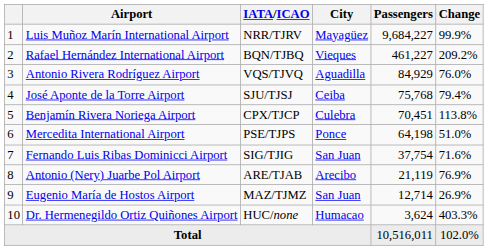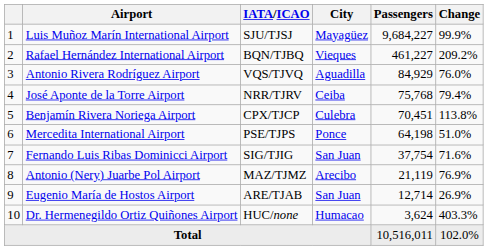(273, 34) NRR/TJRV -> (268, 34) SJU/TJSJ
(268, 94) SJU/TJSJ -> (273, 94) NRR/TJRV
(273, 174) ARE/TJAB -> (275, 174) MAZ/TJMZ
(275, 194) MAZ/TJMZ -> (273, 194) ARE/TJAB
